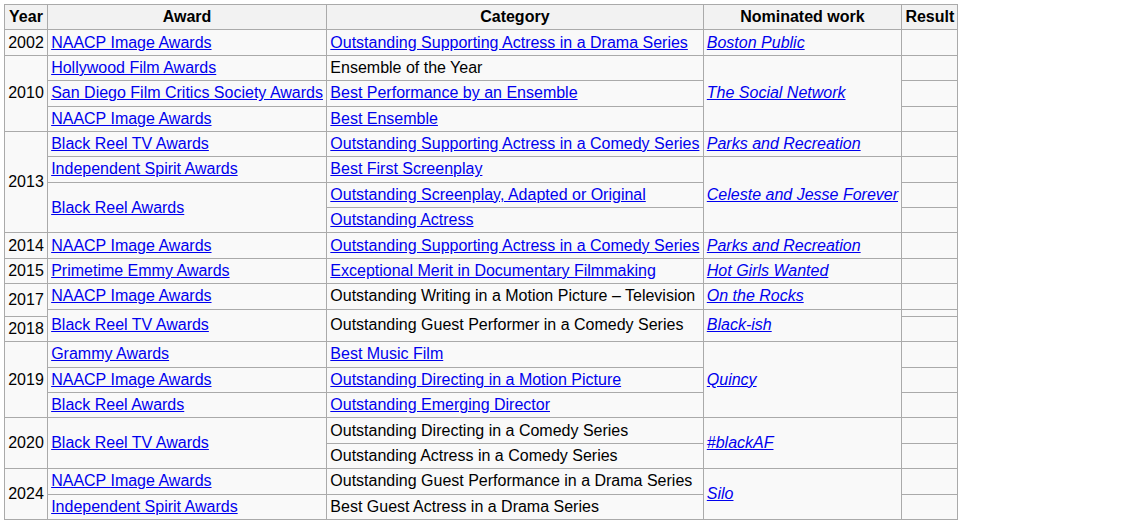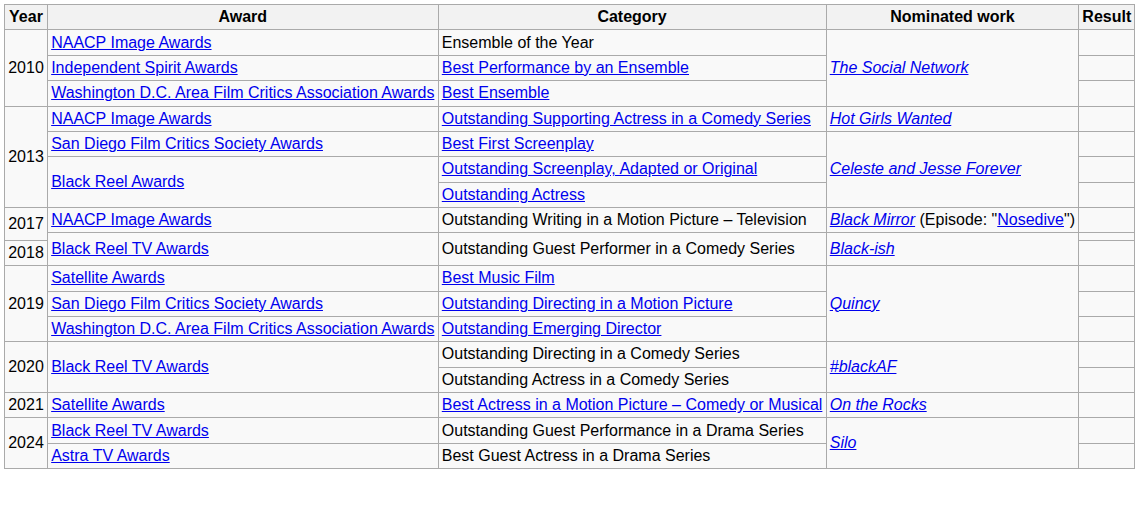- row: (26, 42)
(134, 67) Hollywood Film Awards -> (131, 42) NAACP Image Awards
(187, 93) San Diego Film Critics Society Awards -> (144, 67) Independent Spirit Awards
(131, 118) NAACP Image Awards -> (243, 93) Washington D.C. Area Film Critics Association Awards
(130, 144) Black Reel TV Awards -> (131, 118) NAACP Image Awards
(784, 144) Parks and Recreation -> (891, 118) Hot Girls Wanted
(144, 169) Independent Spirit Awards -> (187, 144) San Diego Film Critics Society Awards
- row: (26, 245)
- row: (26, 270)
(755, 296) On the Rocks -> (952, 220) Black Mirror (Episode: "Nosedive")
(110, 354) Grammy Awards -> (108, 278) Satellite Awards
(131, 379) NAACP Image Awards -> (187, 303) San Diego Film Critics Society Awards
(118, 405) Black Reel Awards -> (243, 329) Washington D.C. Area Film Critics Association Awards
+ row: (26, 405)
(131, 481) NAACP Image Awards -> (130, 430) Black Reel TV Awards
(144, 506) Independent Spirit Awards -> (110, 455) Astra TV Awards
